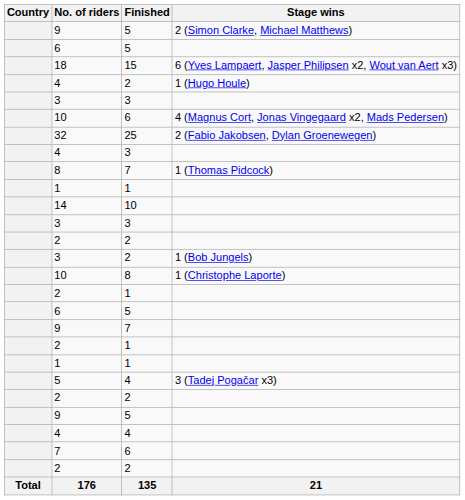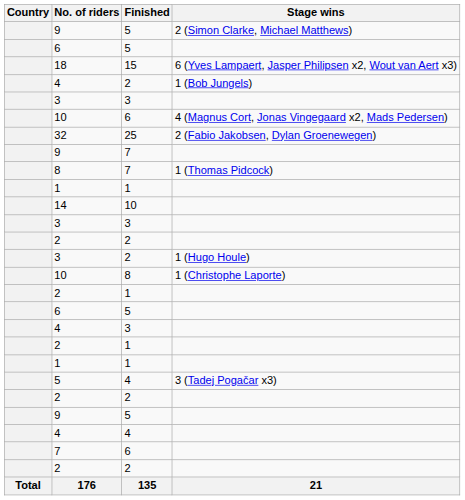(212, 83) 1 (Hugo Houle) -> (214, 83) 1 (Bob Jungels)
rows swapped: (57, 328) <-> (57, 153)
(214, 258) 1 (Bob Jungels) -> (212, 258) 1 (Hugo Houle)
